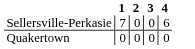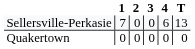+ column: (181, 8)
